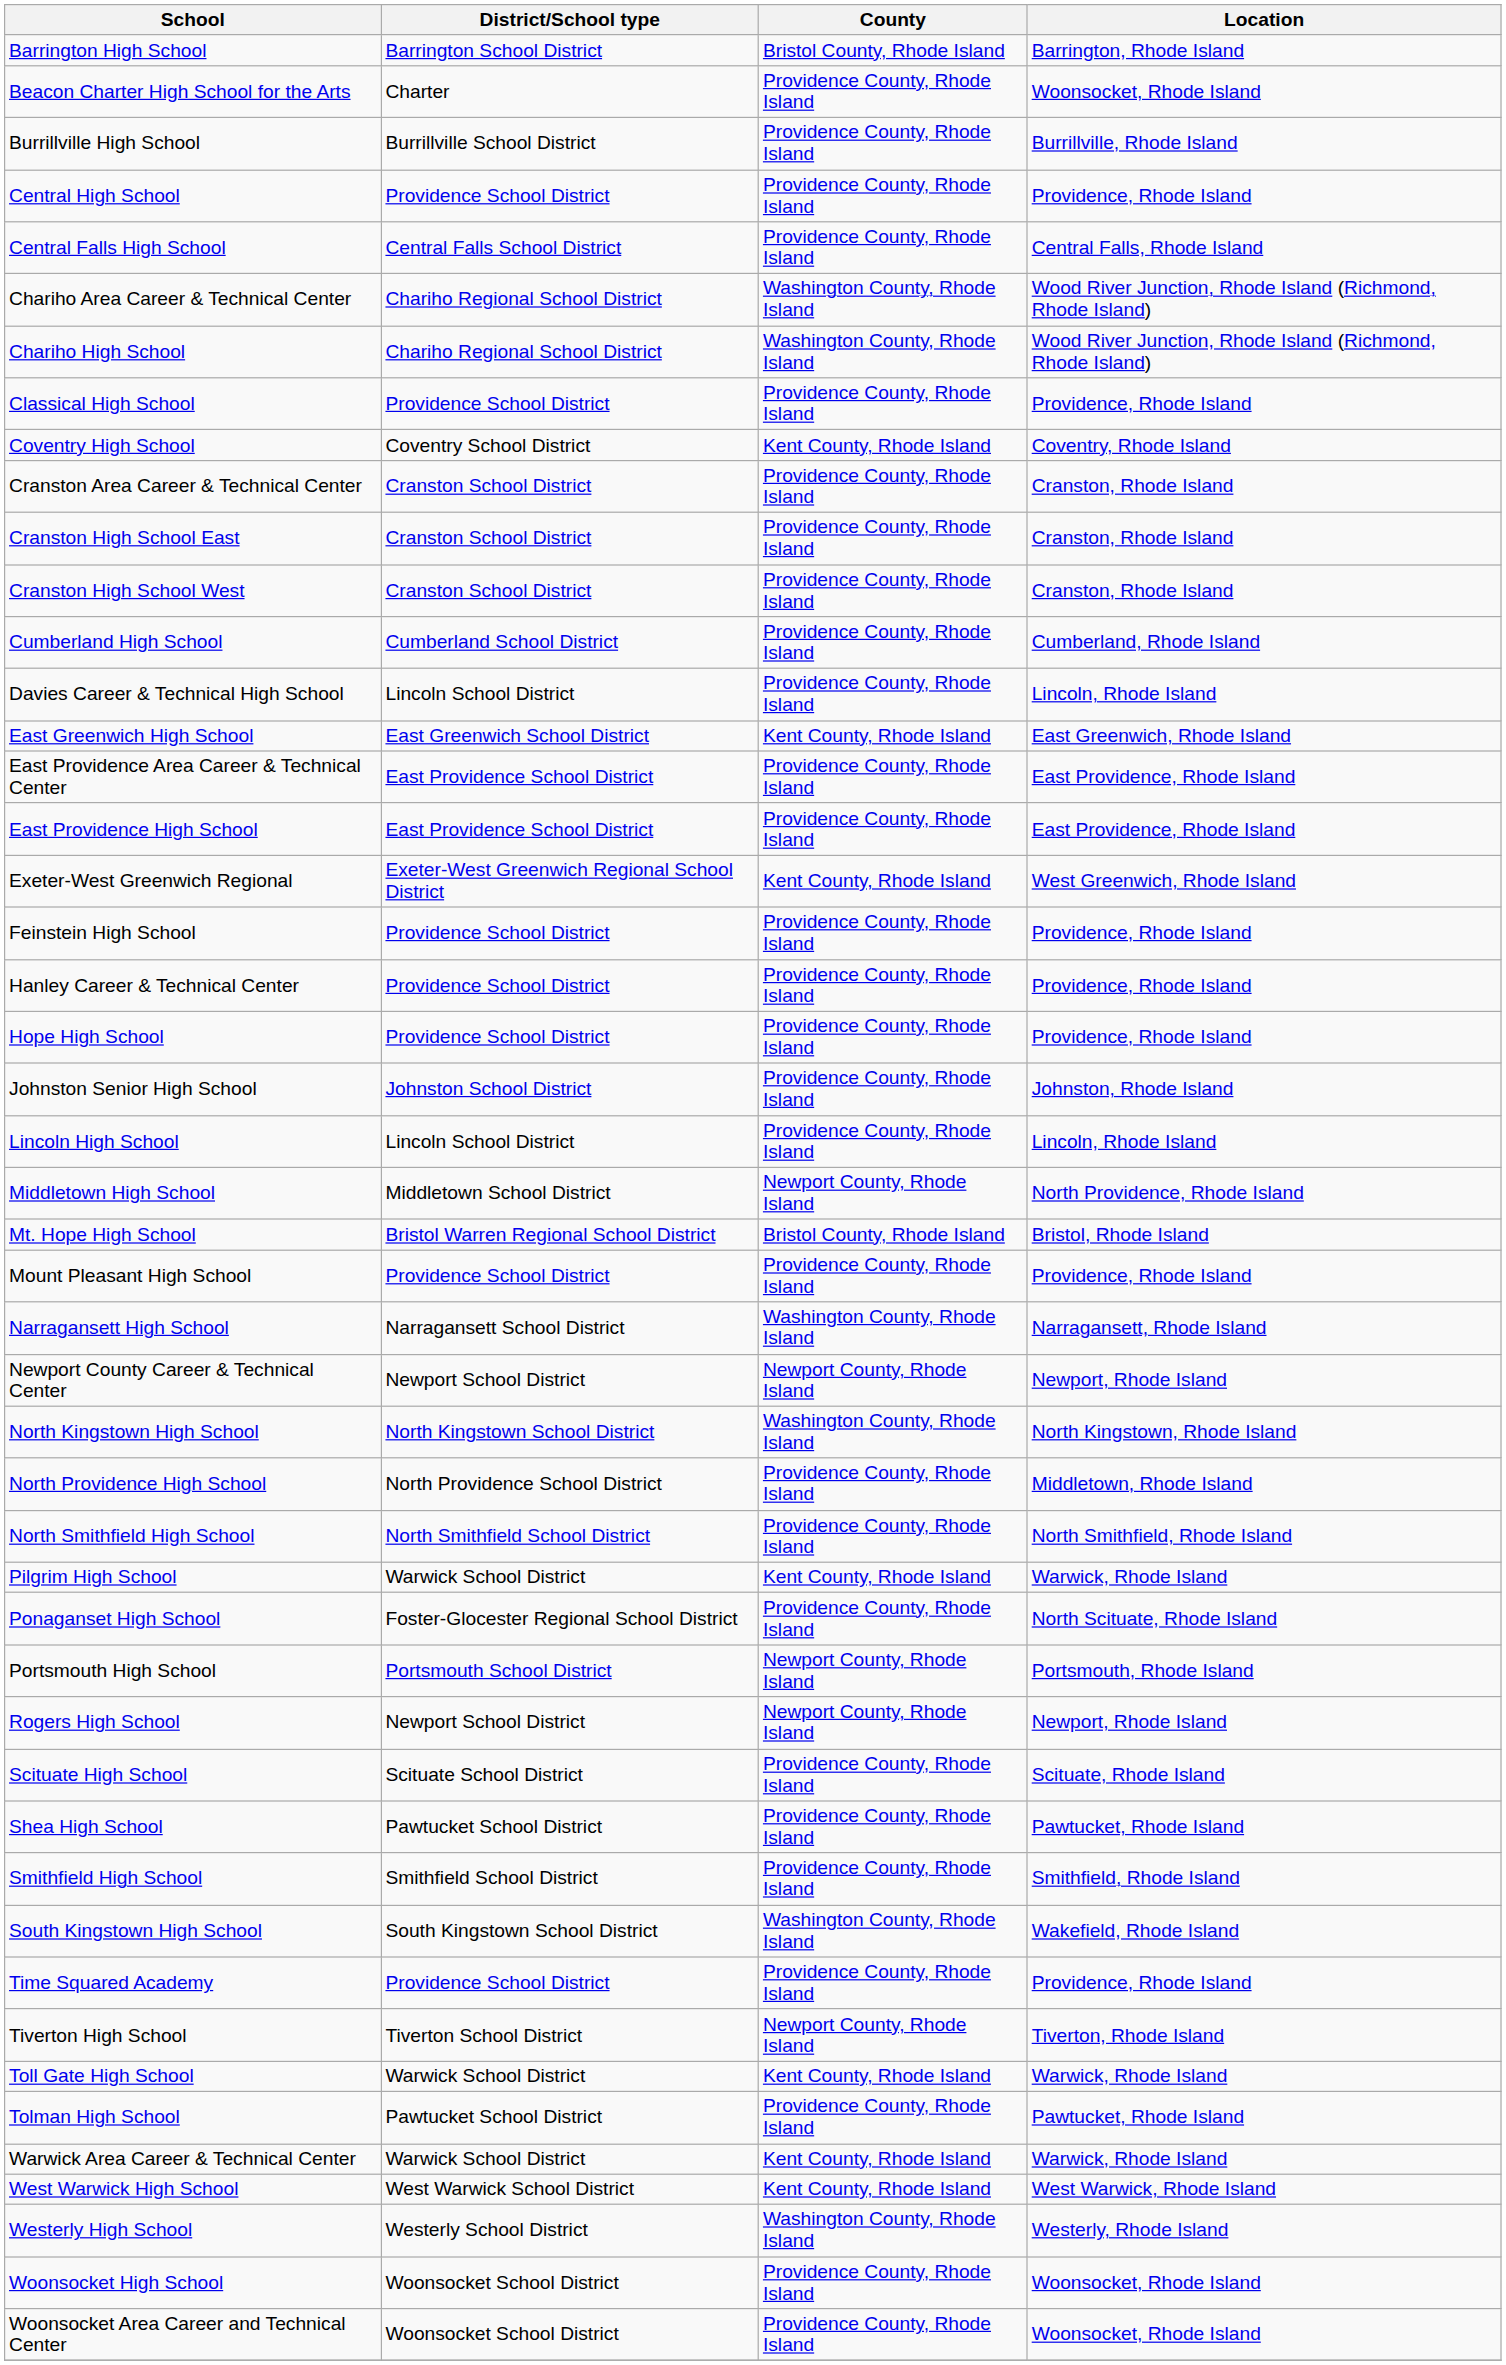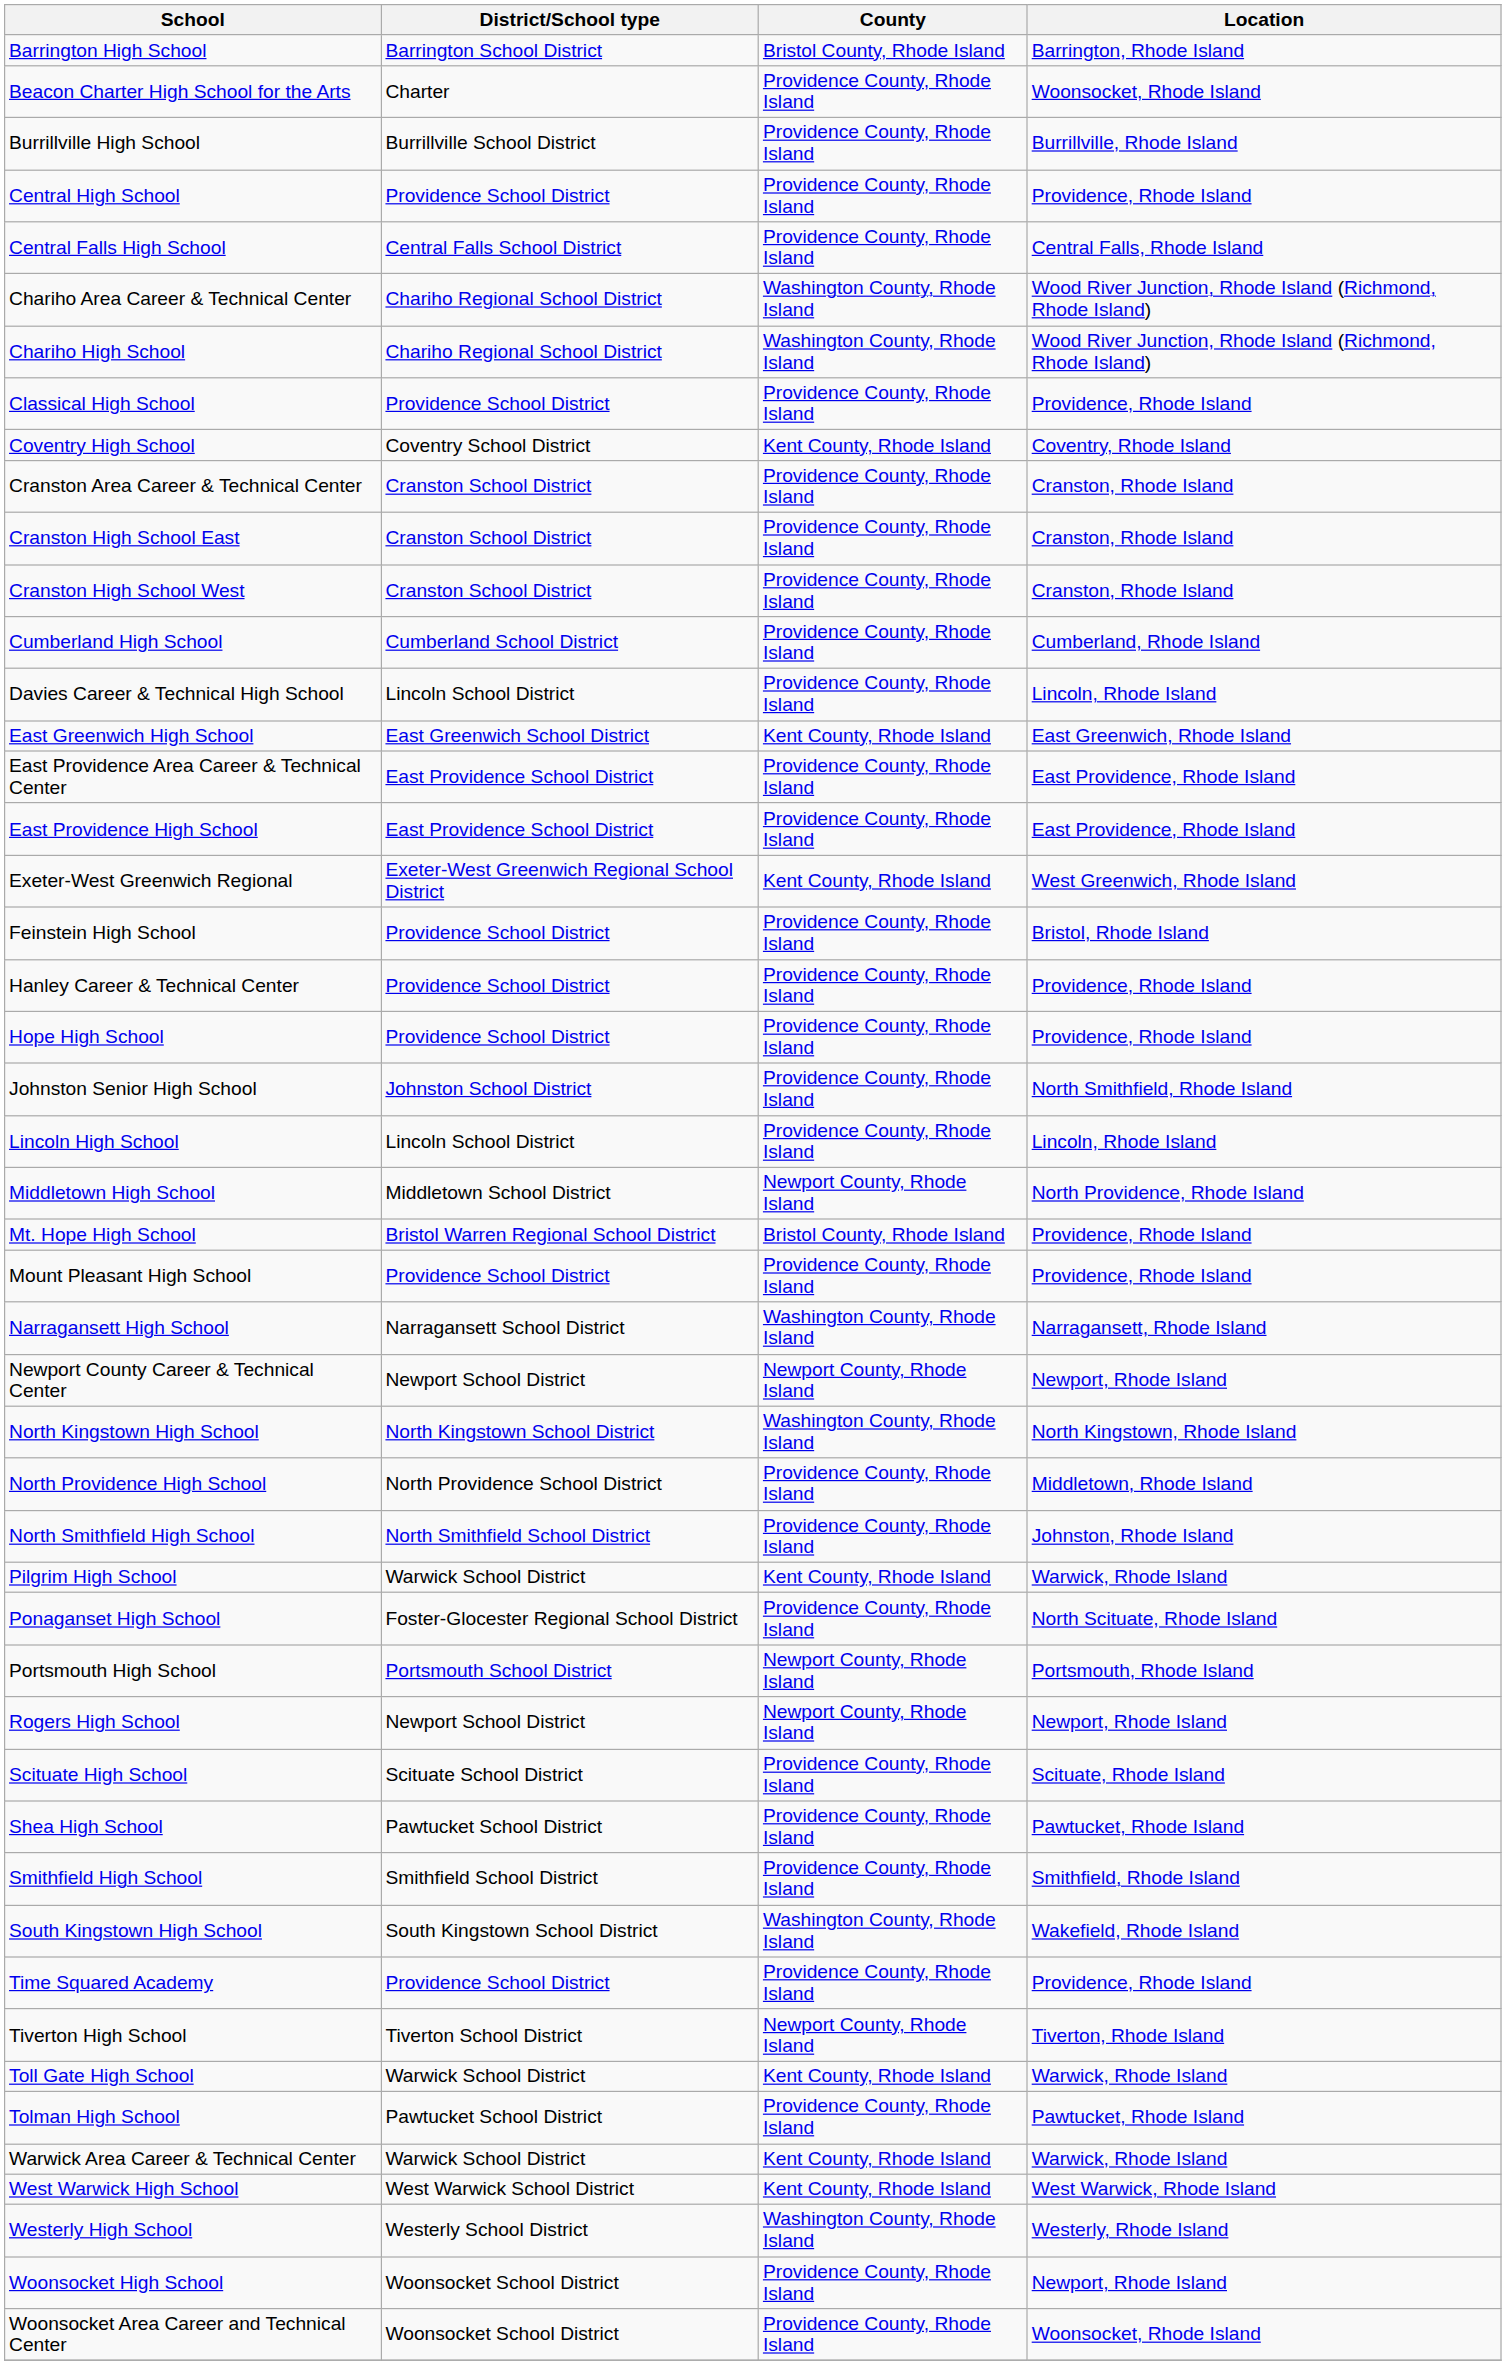(1142, 933) Providence, Rhode Island -> (1120, 933) Bristol, Rhode Island
(1133, 1089) Johnston, Rhode Island -> (1162, 1089) North Smithfield, Rhode Island
(1120, 1234) Bristol, Rhode Island -> (1142, 1234) Providence, Rhode Island
(1162, 1536) North Smithfield, Rhode Island -> (1133, 1536) Johnston, Rhode Island
(1146, 2282) Woonsocket, Rhode Island -> (1129, 2282) Newport, Rhode Island
